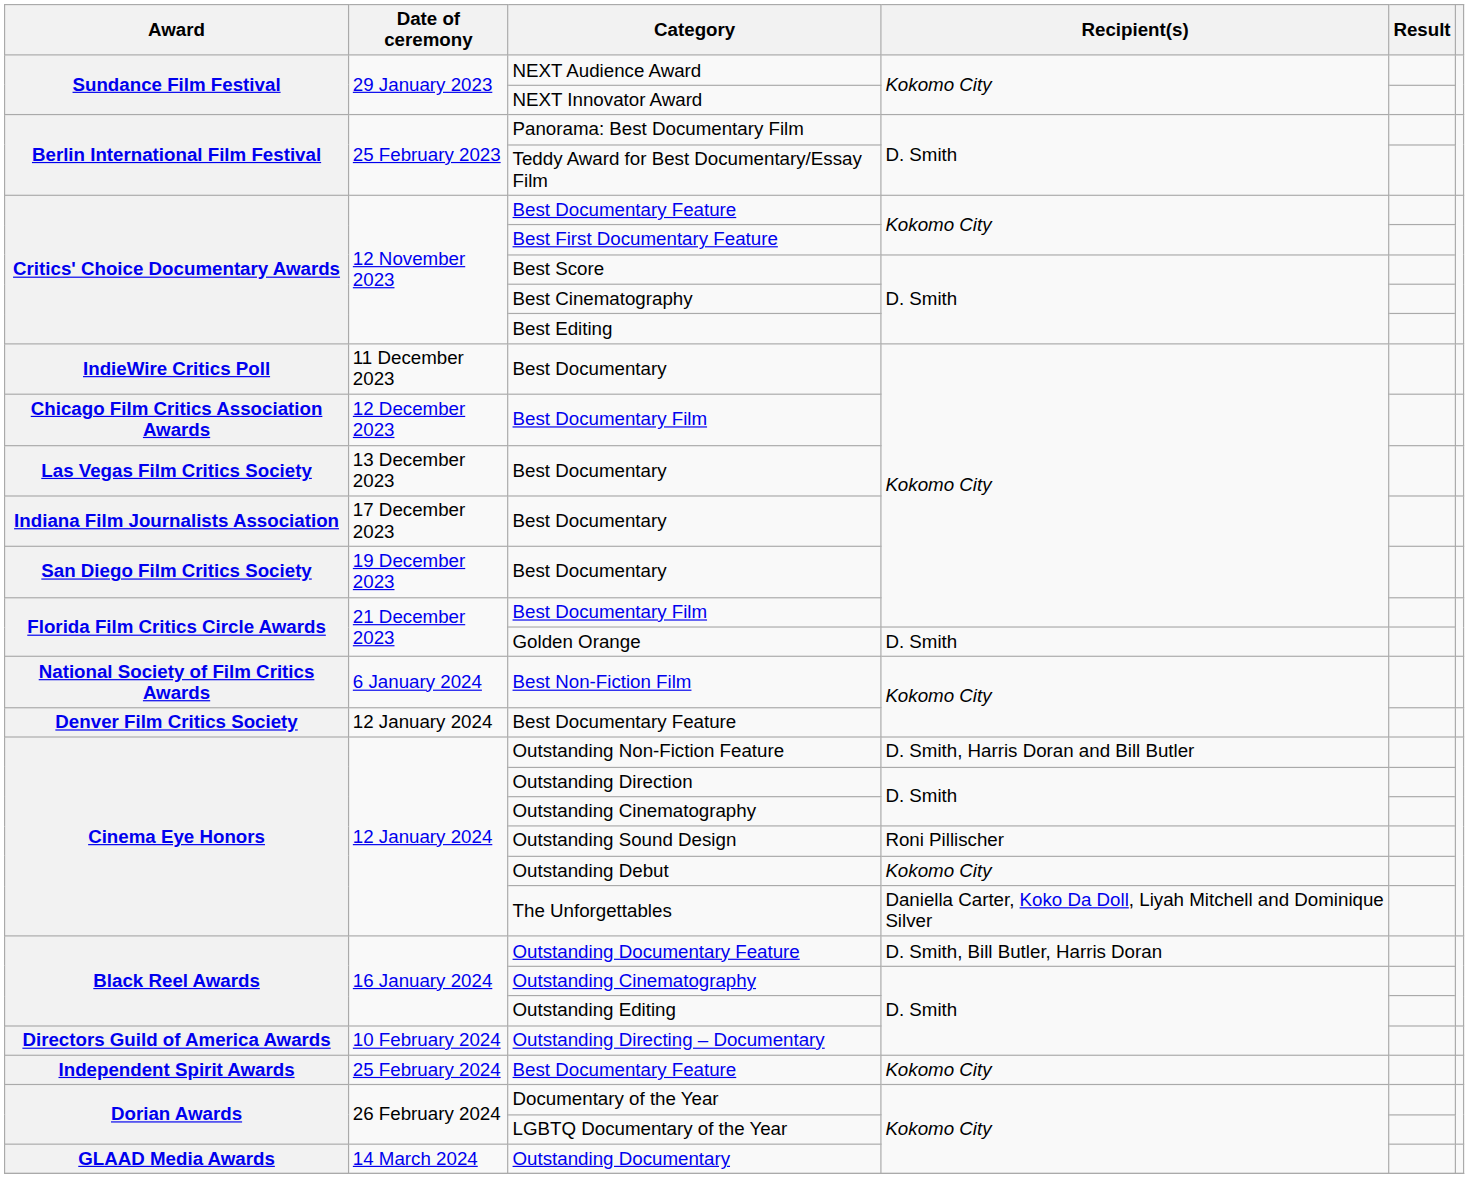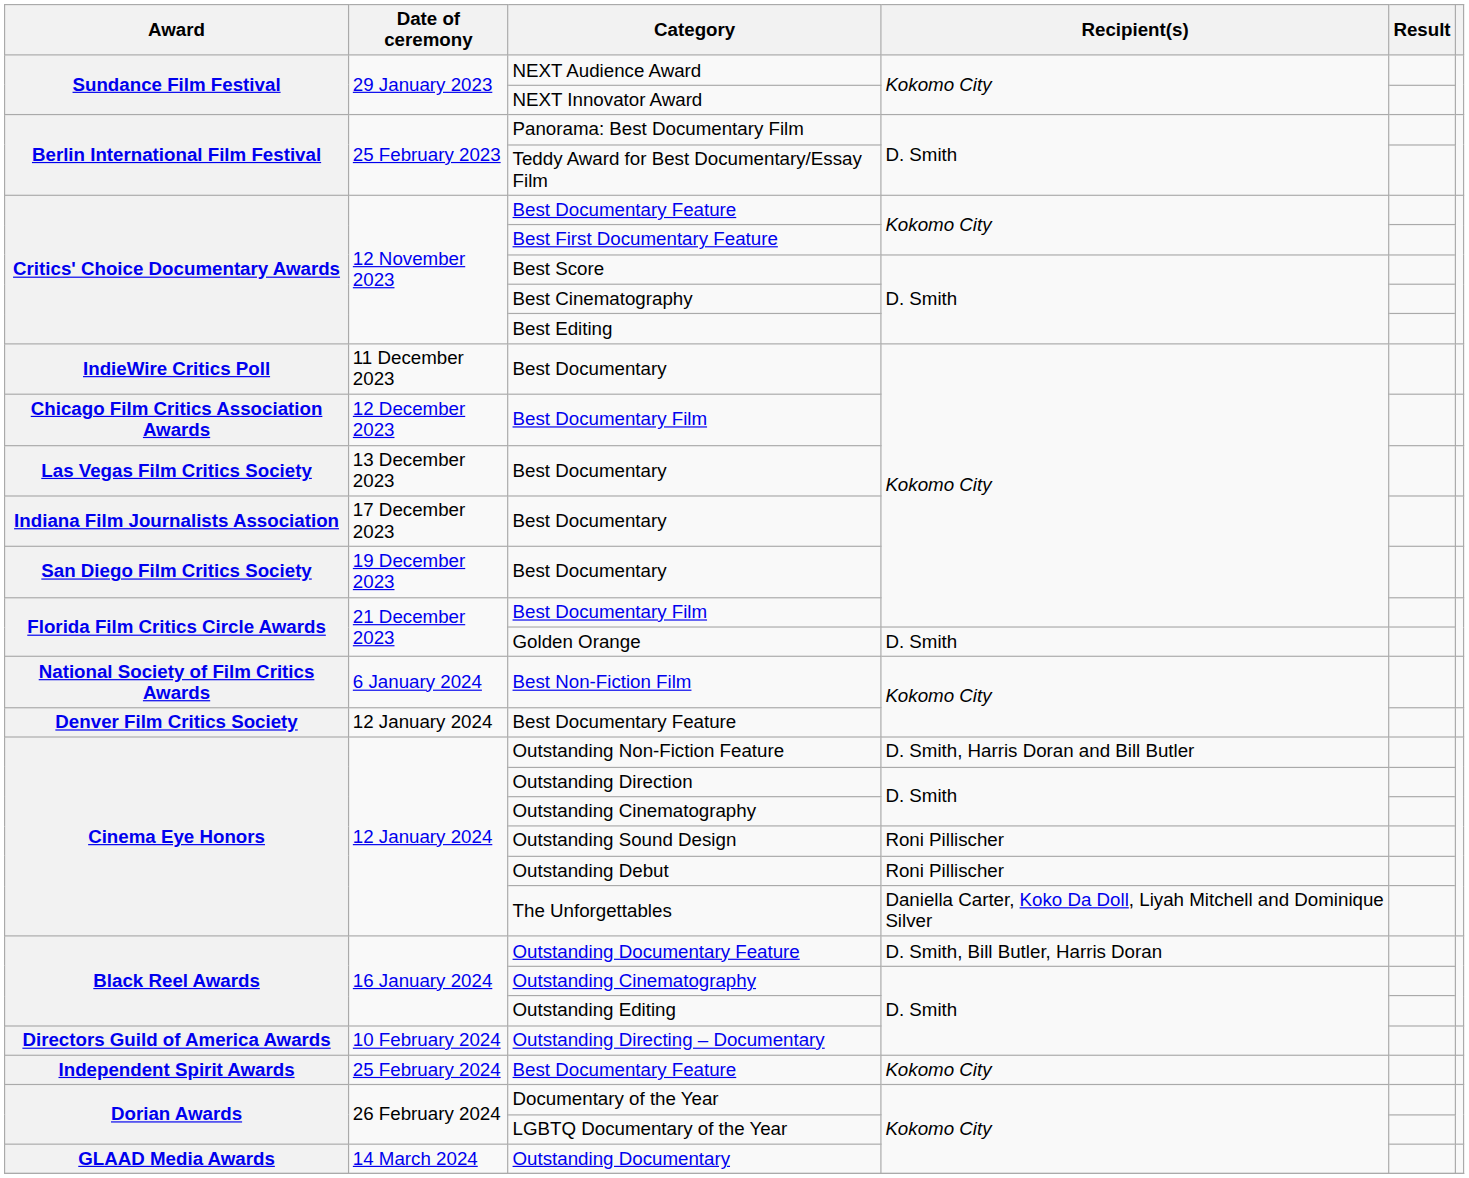(938, 870) Kokomo City -> (945, 870) Roni Pillischer
